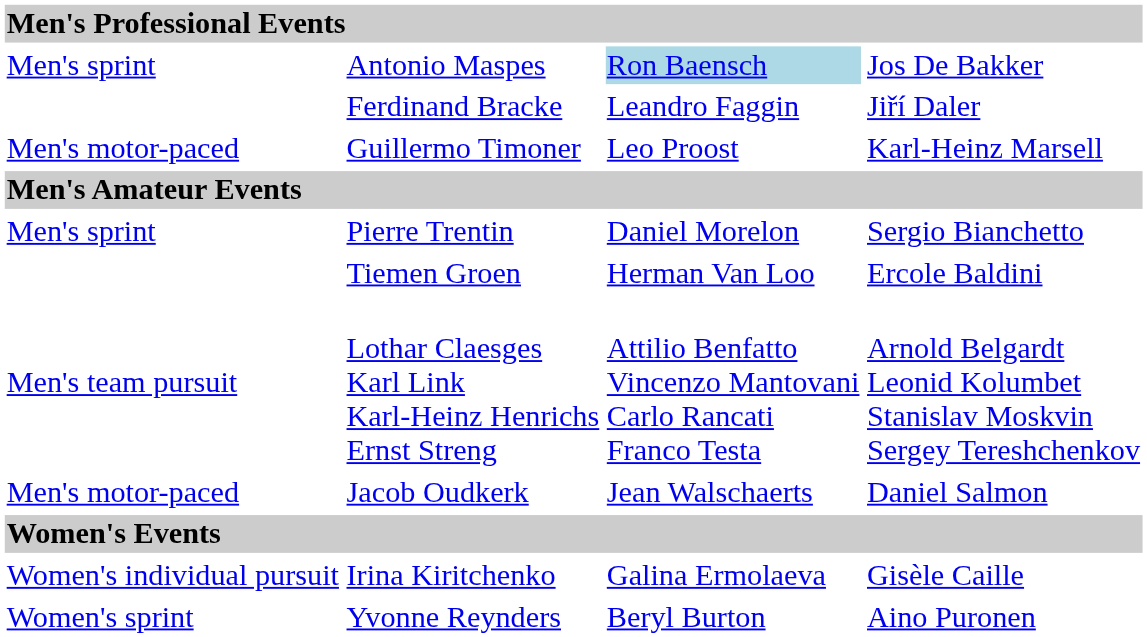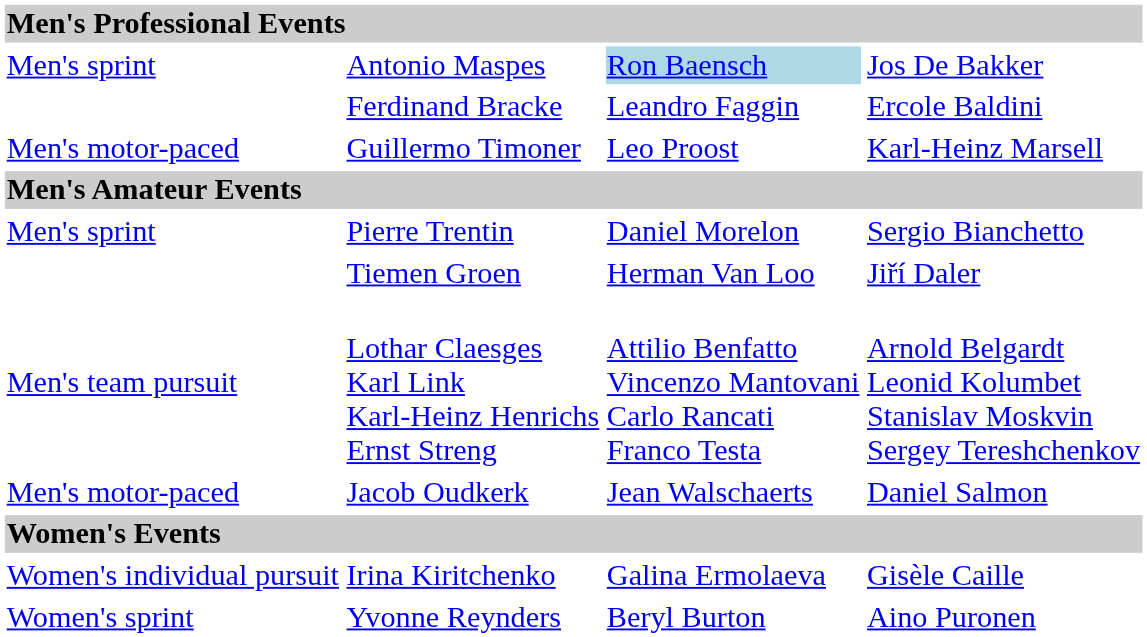(924, 106) Jiří Daler -> (955, 106) Ercole Baldini
(955, 272) Ercole Baldini -> (924, 272) Jiří Daler
